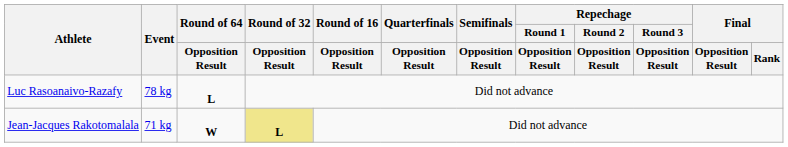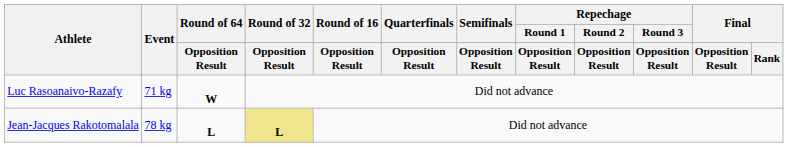(158, 92) 78 kg -> (158, 92) 71 kg
(211, 99) L -> (211, 99) W
(158, 125) 71 kg -> (158, 125) 78 kg
(211, 132) W -> (211, 132) L
